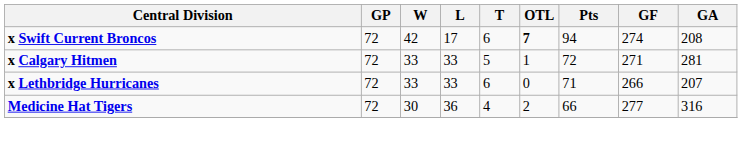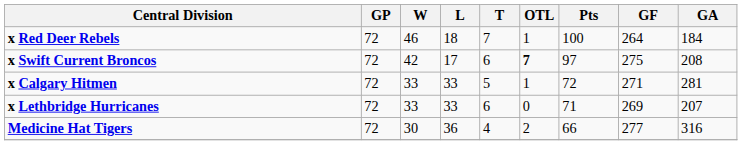+ row: (64, 38)
(569, 38) 94 -> (569, 60) 97
(632, 38) 274 -> (632, 60) 275
(632, 83) 266 -> (632, 106) 269
